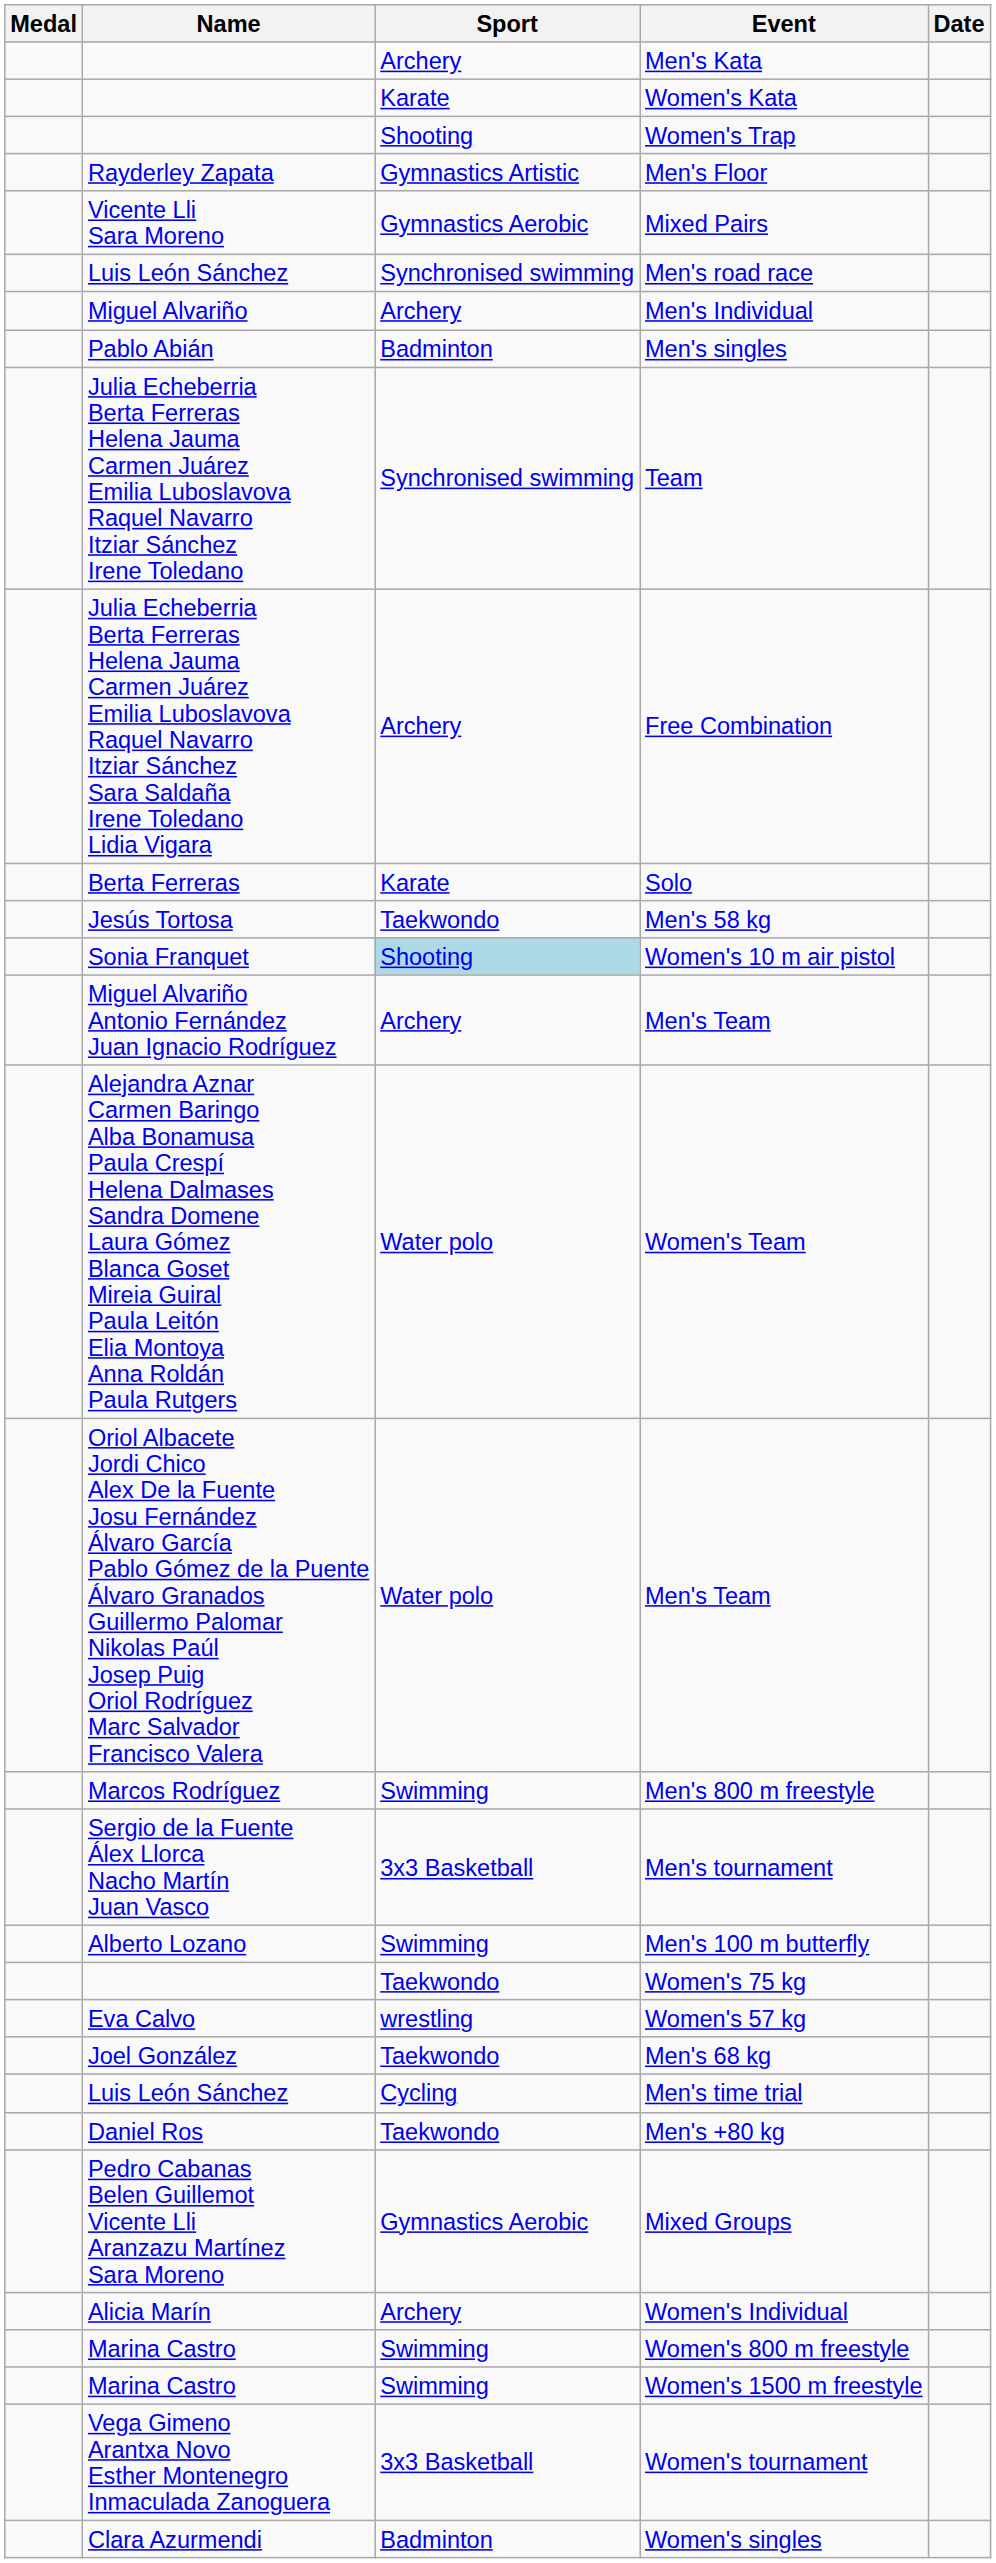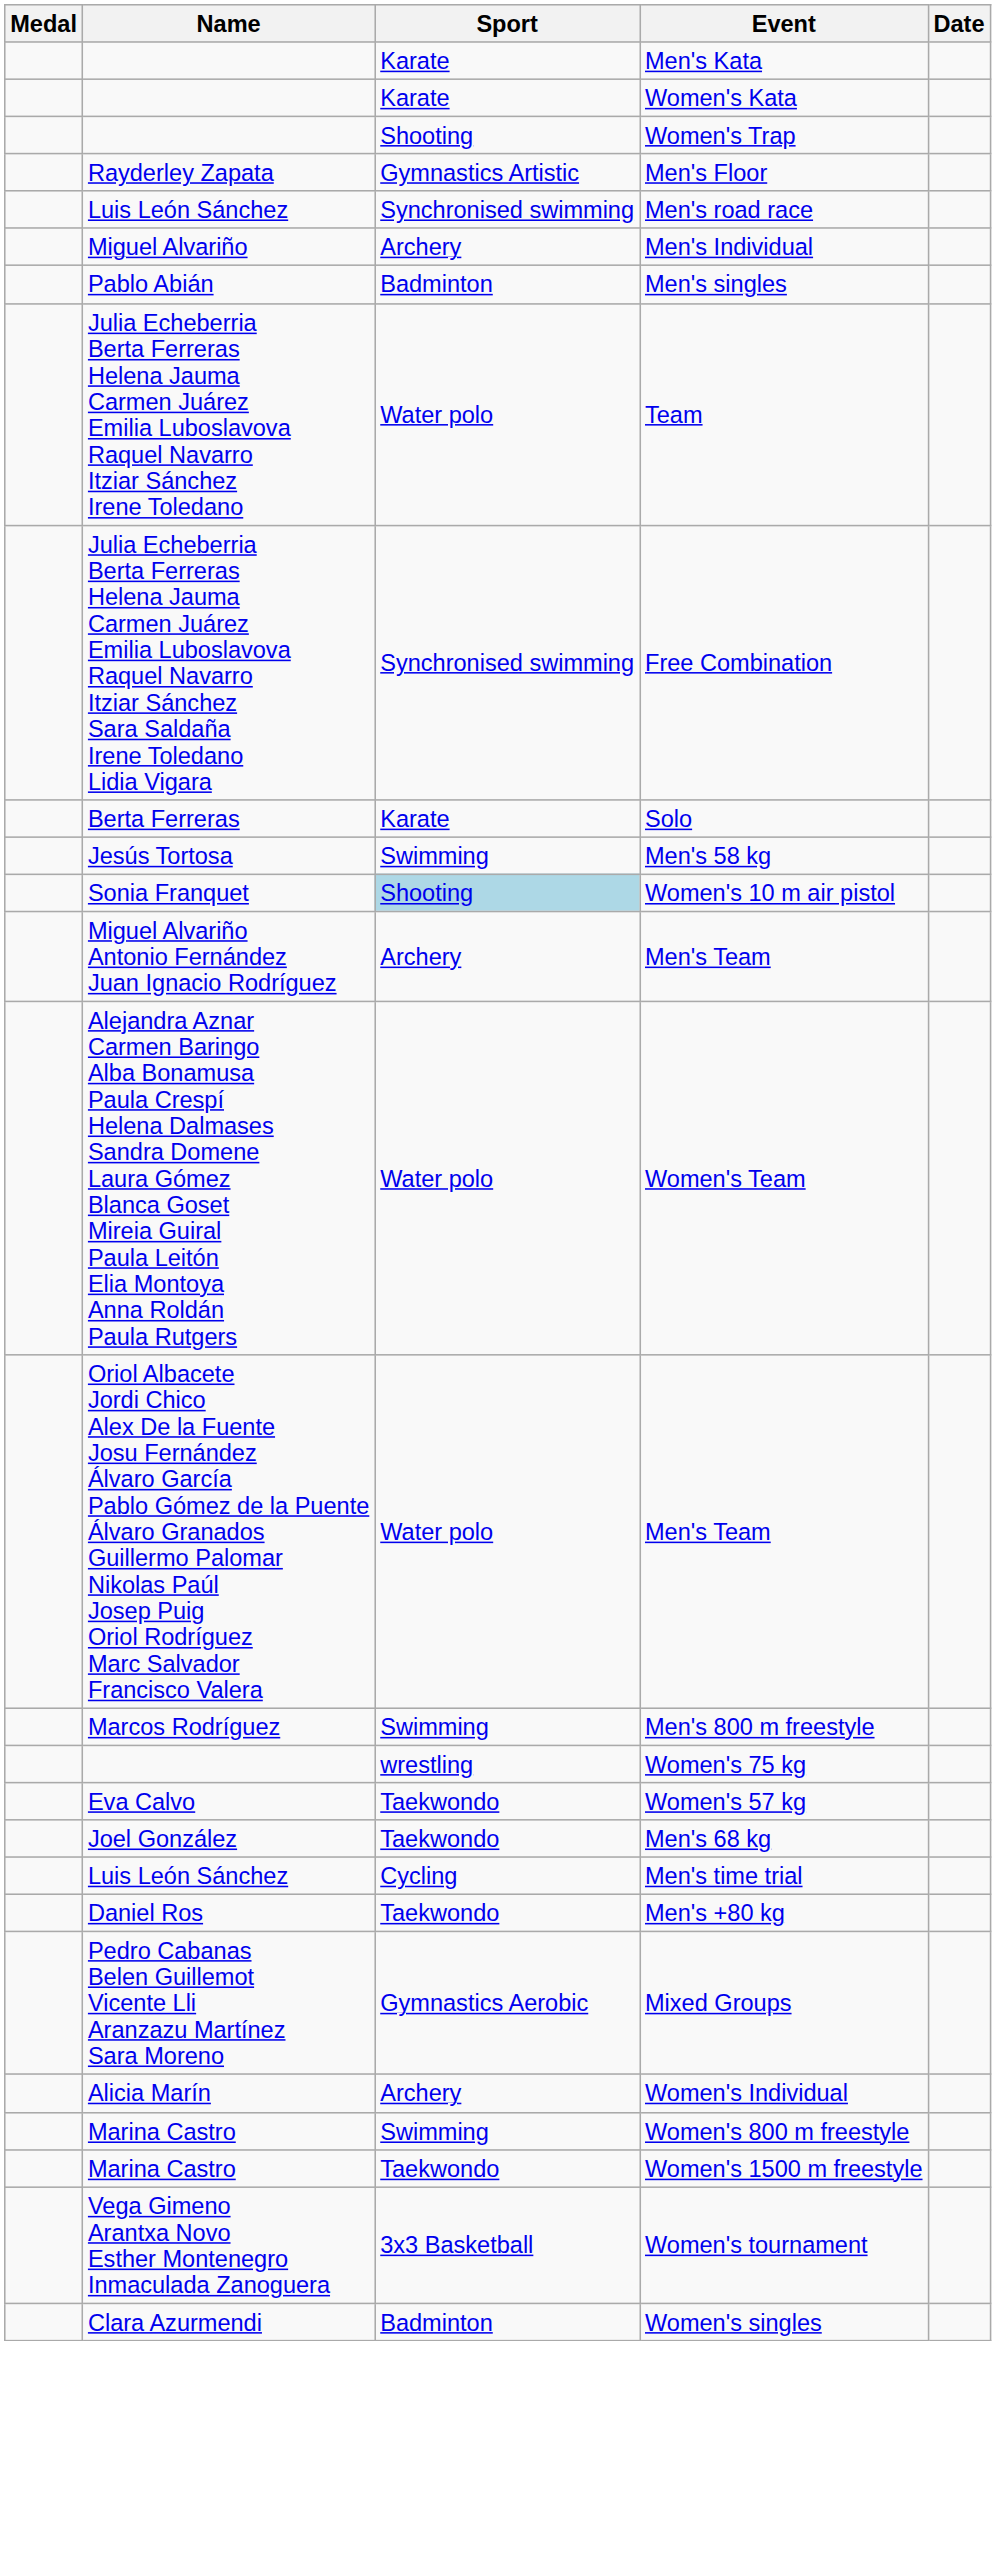(421, 61) Archery -> (415, 61) Karate
- row: (156, 223)
(507, 478) Synchronised swimming -> (437, 414) Water polo
(421, 726) Archery -> (507, 662) Synchronised swimming
(440, 919) Taekwondo -> (435, 855) Swimming
- row: (191, 1868)
- row: (167, 1944)
(440, 1982) Taekwondo -> (427, 1764) wrestling
(427, 2019) wrestling -> (440, 1802) Taekwondo
(435, 2385) Swimming -> (440, 2168) Taekwondo
